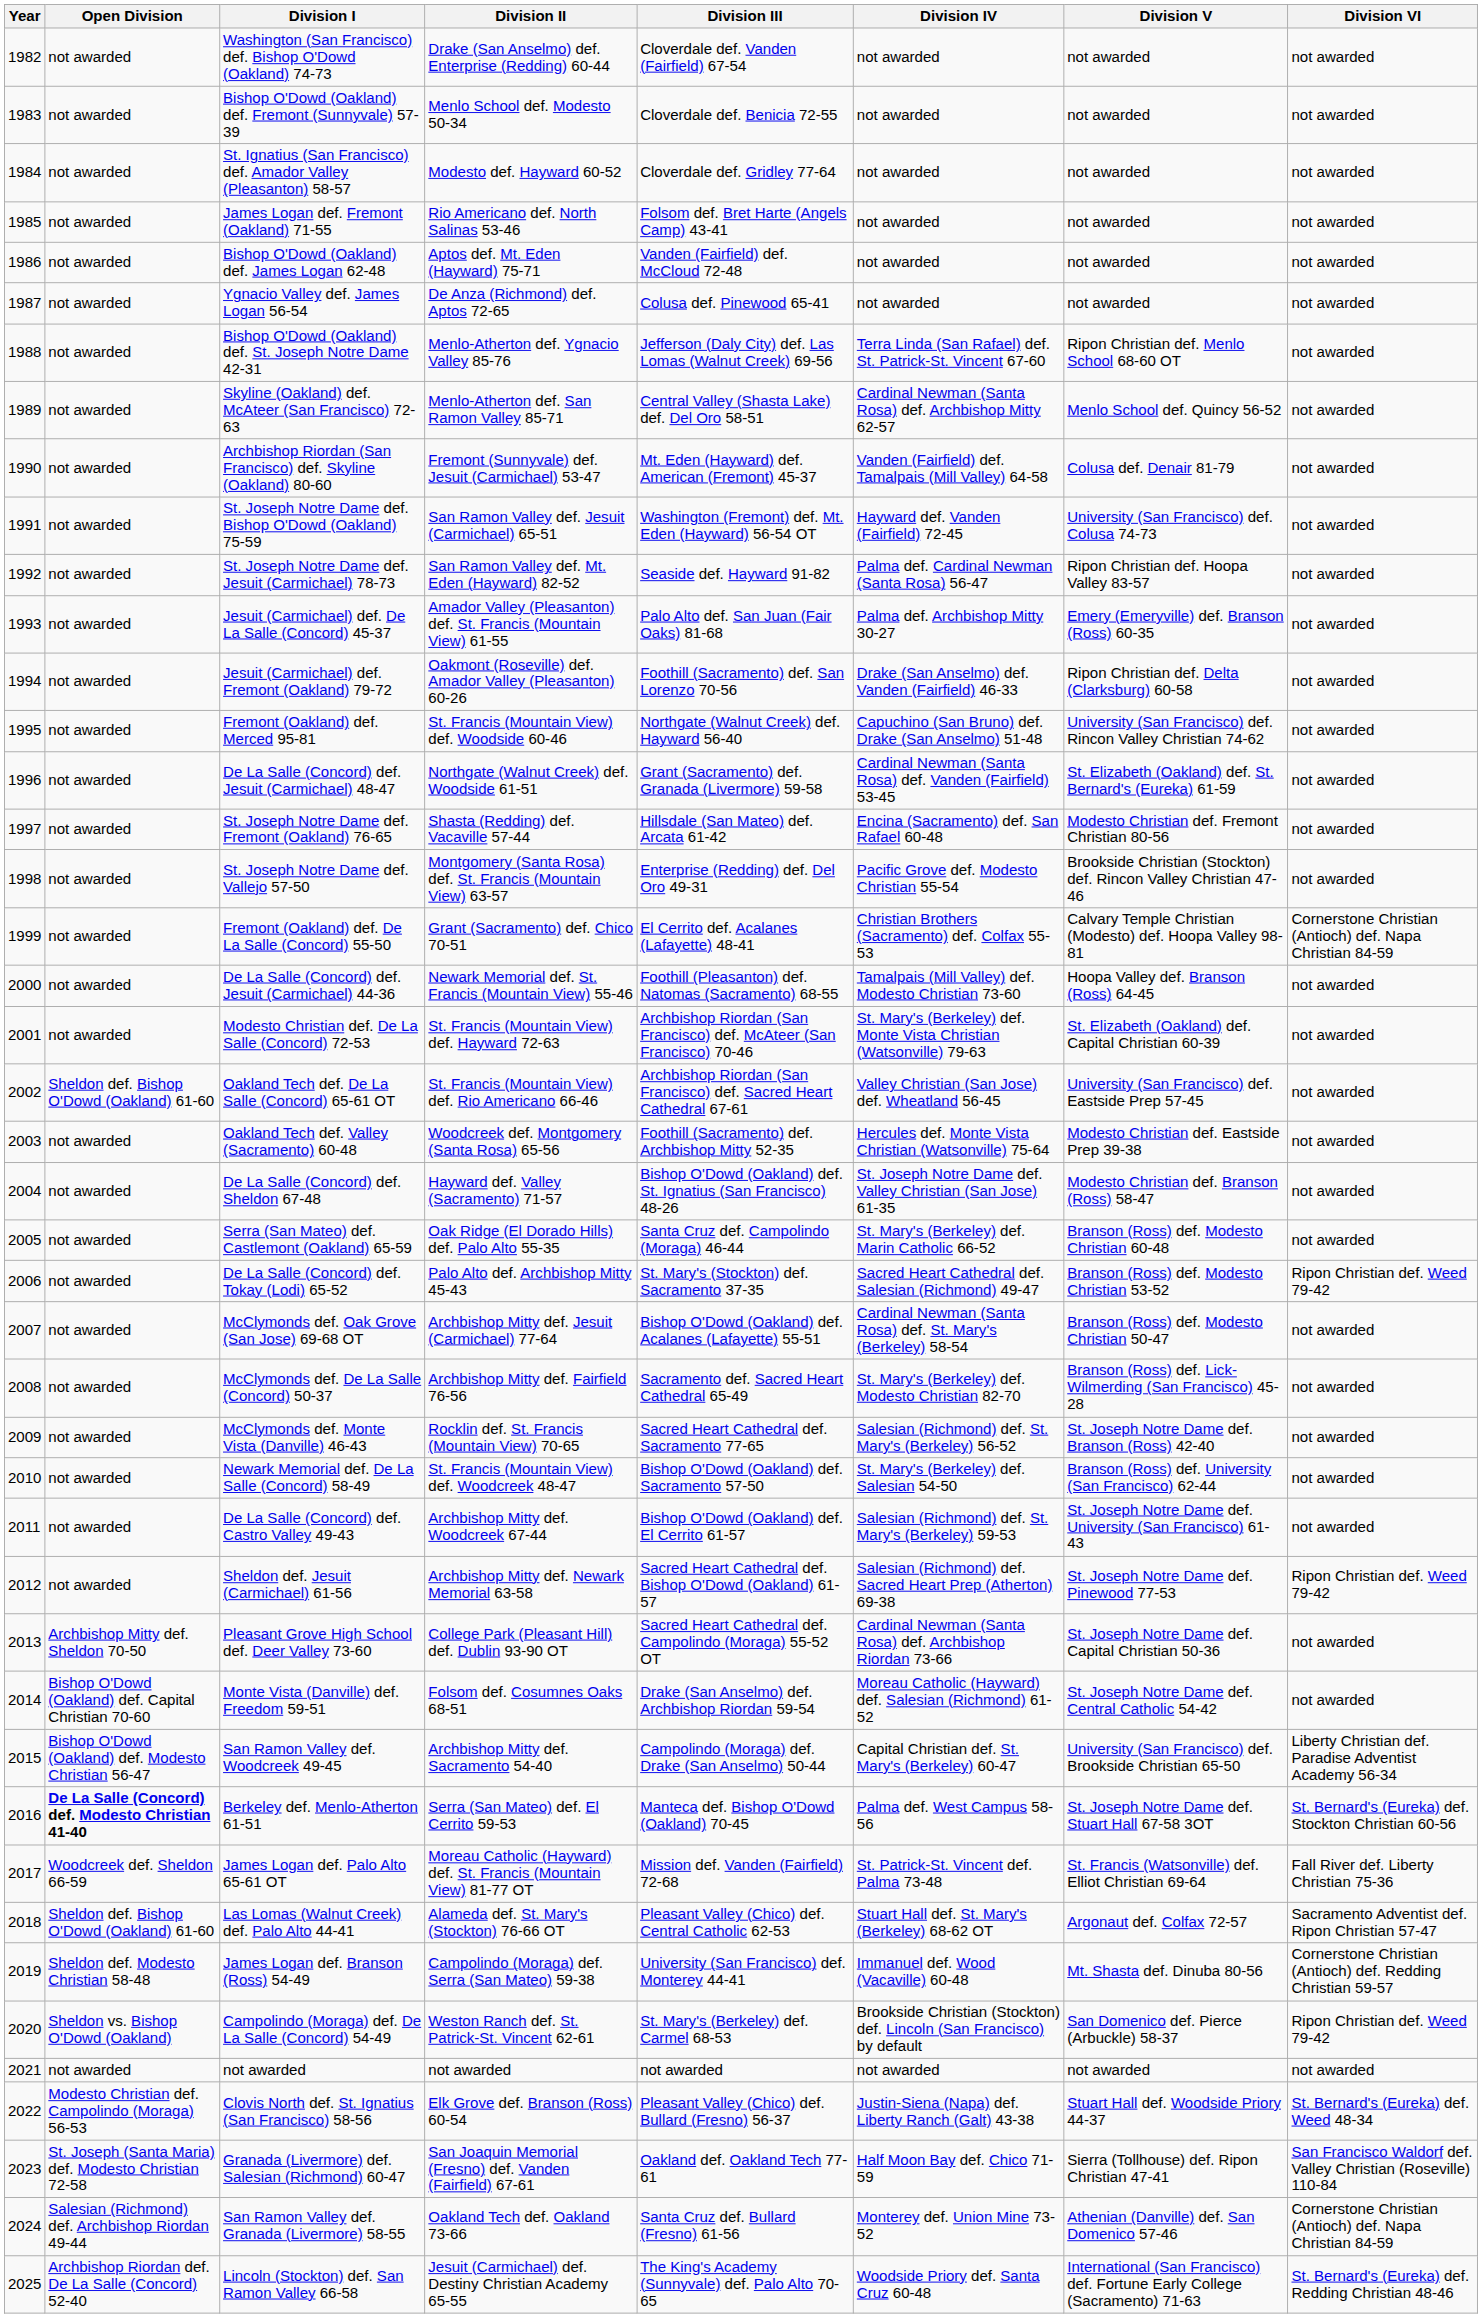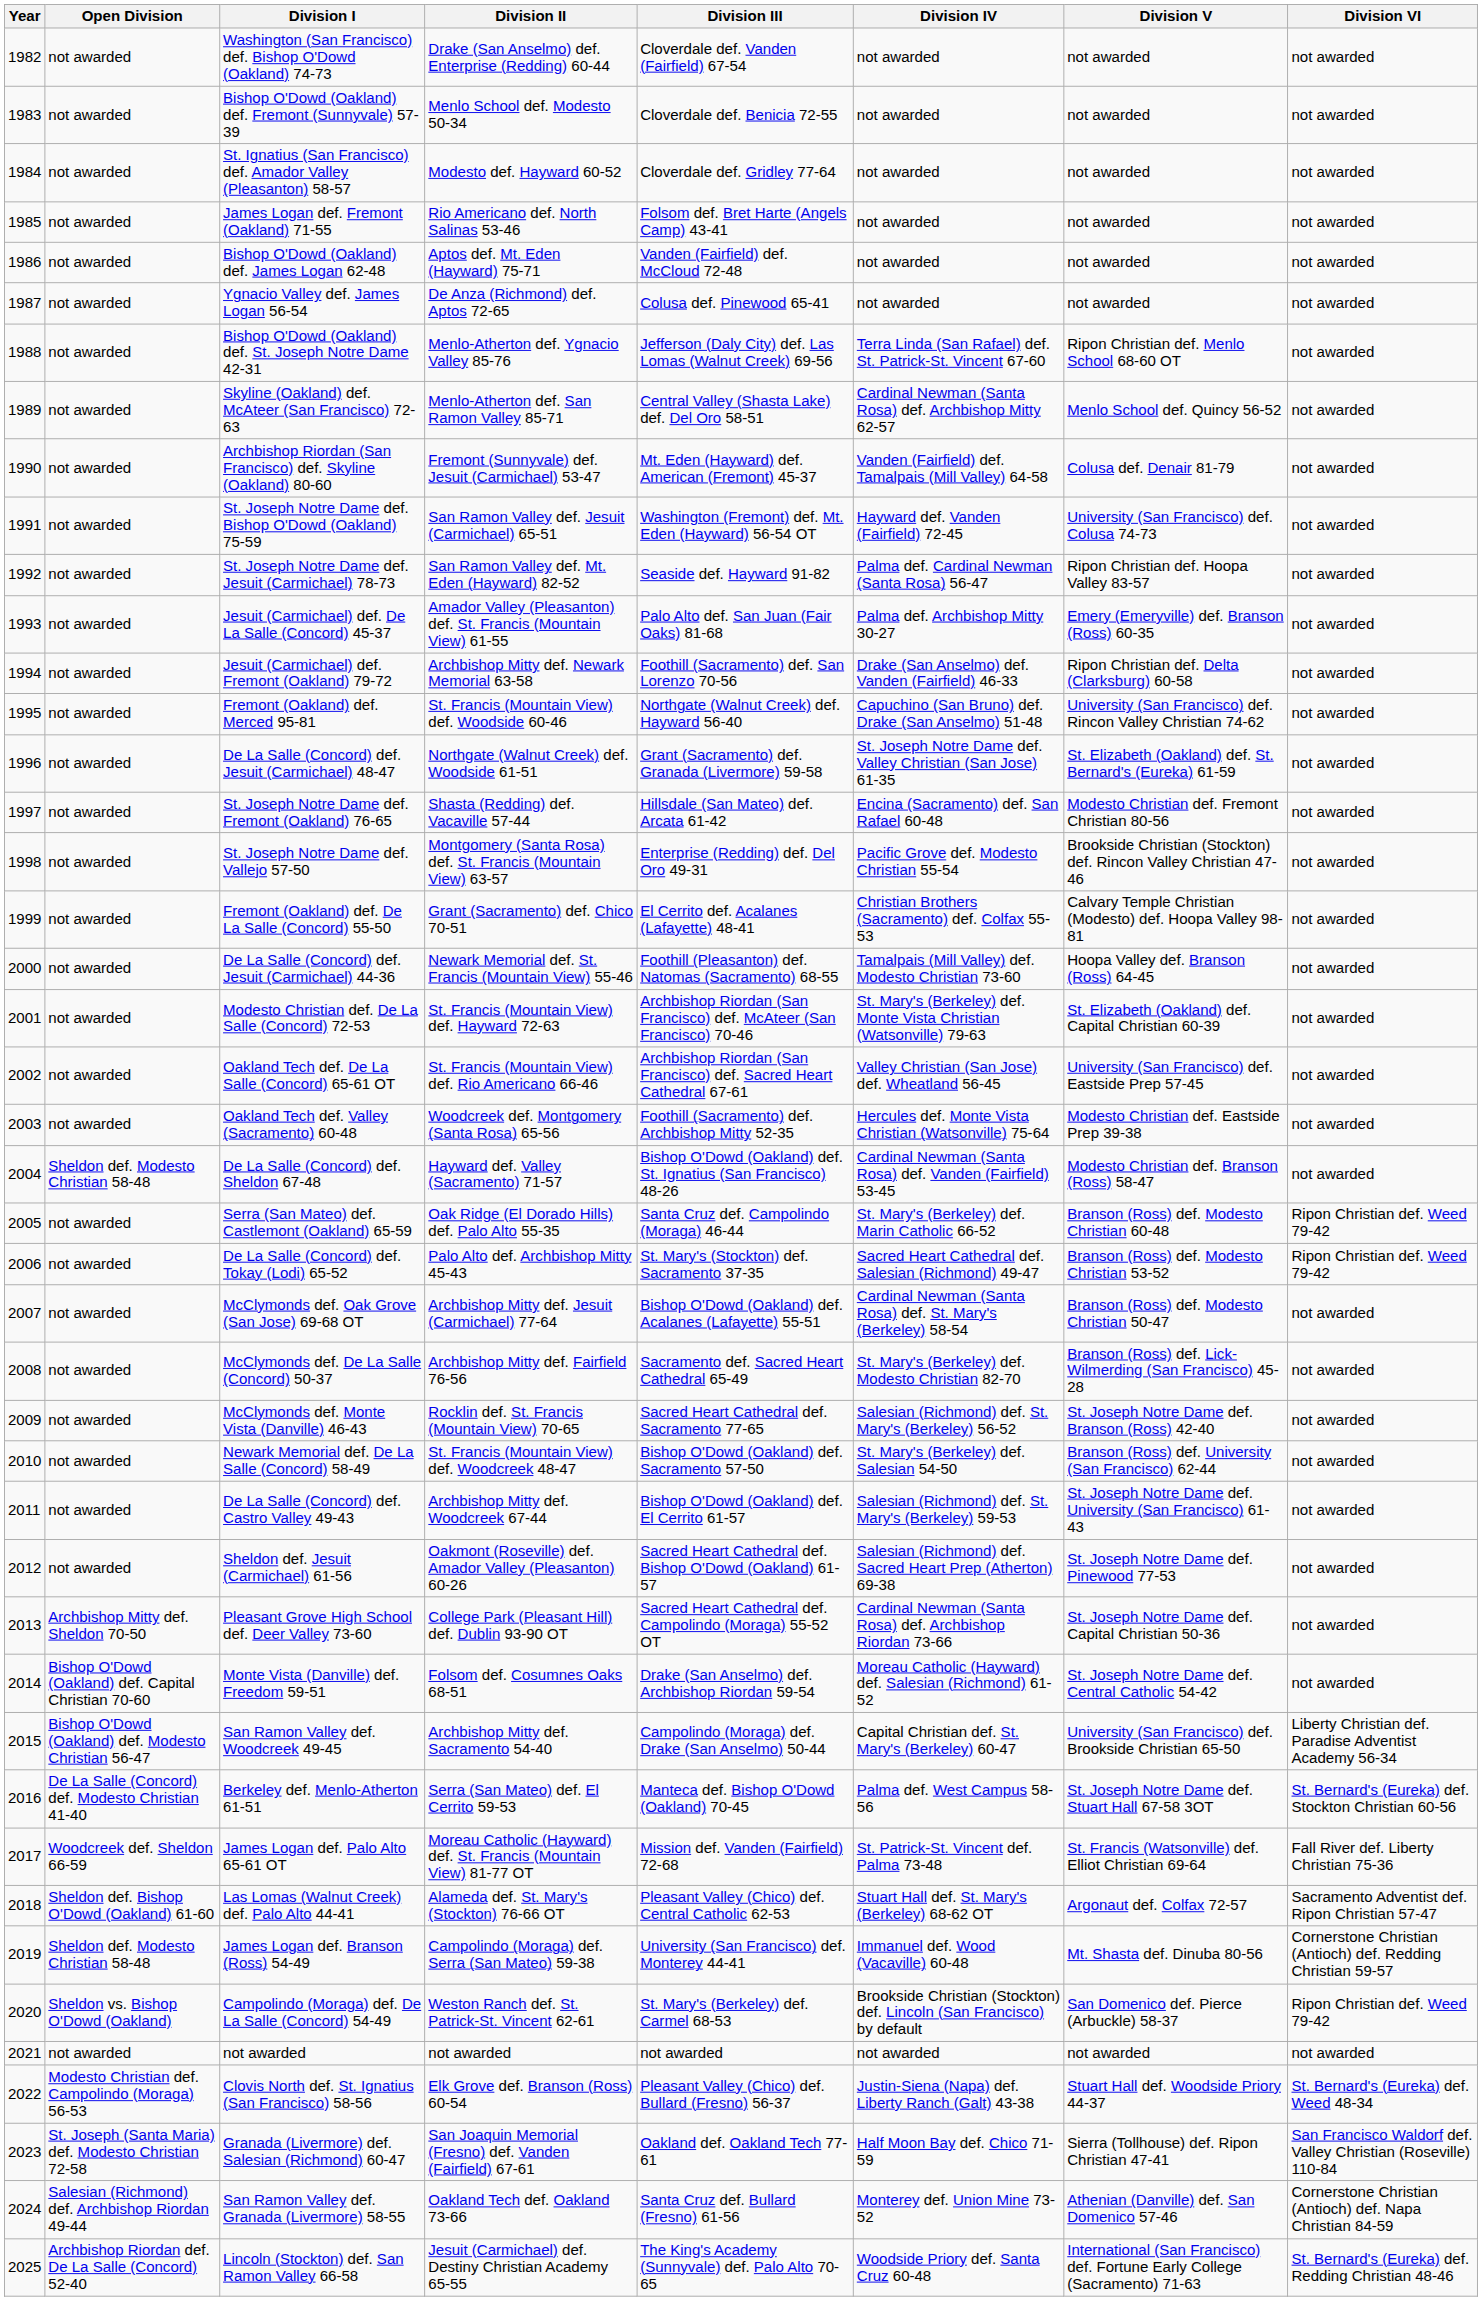(521, 681) Oakmont (Roseville) def. Amador Valley (Pleasanton) 60-26 -> (526, 673) Archbishop Mitty def. Newark Memorial 63-58
(953, 780) Cardinal Newman (Santa Rosa) def. Vanden (Fairfield) 53-45 -> (950, 763) St. Joseph Notre Dame def. Valley Christian (San Jose) 61-35
(1365, 936) Cornerstone Christian (Antioch) def. Napa Christian 84-59 -> (1333, 919) not awarded
(131, 1092) Sheldon def. Bishop O'Dowd (Oakland) 61-60 -> (90, 1075) not awarded
(90, 1191) not awarded -> (121, 1174) Sheldon def. Modesto Christian 58-48
(950, 1191) St. Joseph Notre Dame def. Valley Christian (San Jose) 61-35 -> (953, 1174) Cardinal Newman (Santa Rosa) def. Vanden (Fairfield) 53-45
(1333, 1240) not awarded -> (1379, 1223) Ripon Christian def. Weed 79-42
(526, 1584) Archbishop Mitty def. Newark Memorial 63-58 -> (521, 1568) Oakmont (Roseville) def. Amador Valley (Pleasanton) 60-26
(1379, 1584) Ripon Christian def. Weed 79-42 -> (1333, 1568) not awarded
(129, 1815) bold -> (124, 1798) normal
